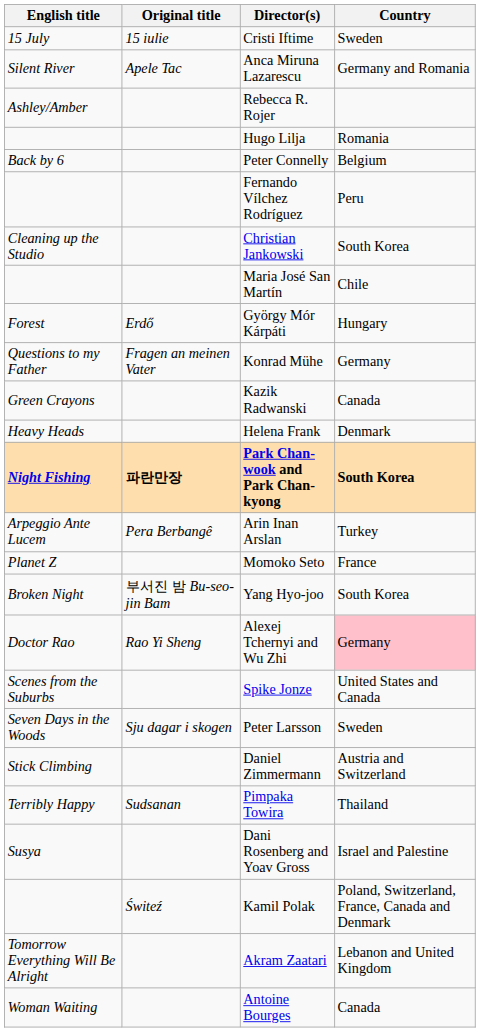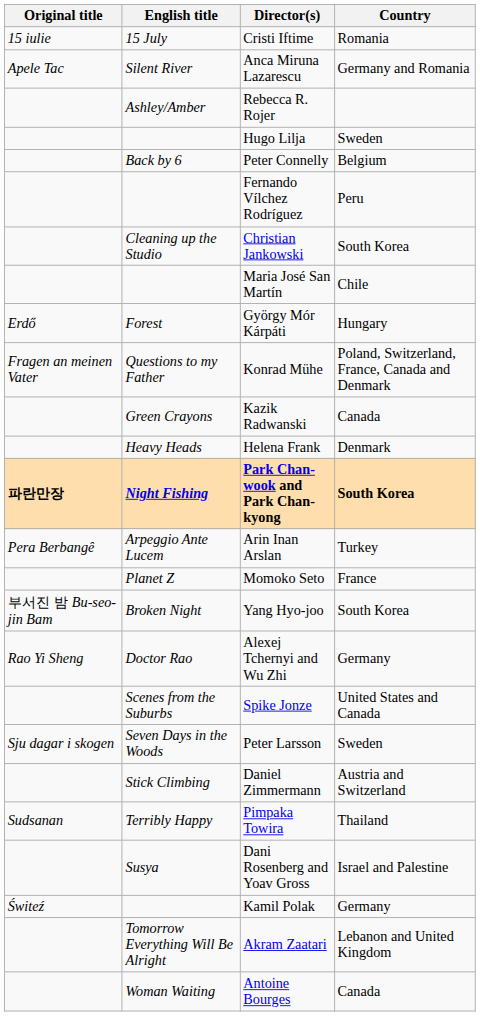columns swapped: (63, 15) <-> (181, 15)
(360, 38) Sweden -> (363, 38) Romania
(363, 138) Romania -> (360, 138) Sweden
(364, 361) Germany -> (397, 369) Poland, Switzerland, France, Canada and Denmark
(364, 642) pink background -> (364, 658) no background
(397, 906) Poland, Switzerland, France, Canada and Denmark -> (364, 906) Germany
